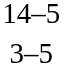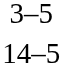rows swapped: (31, 53) <-> (31, 13)
